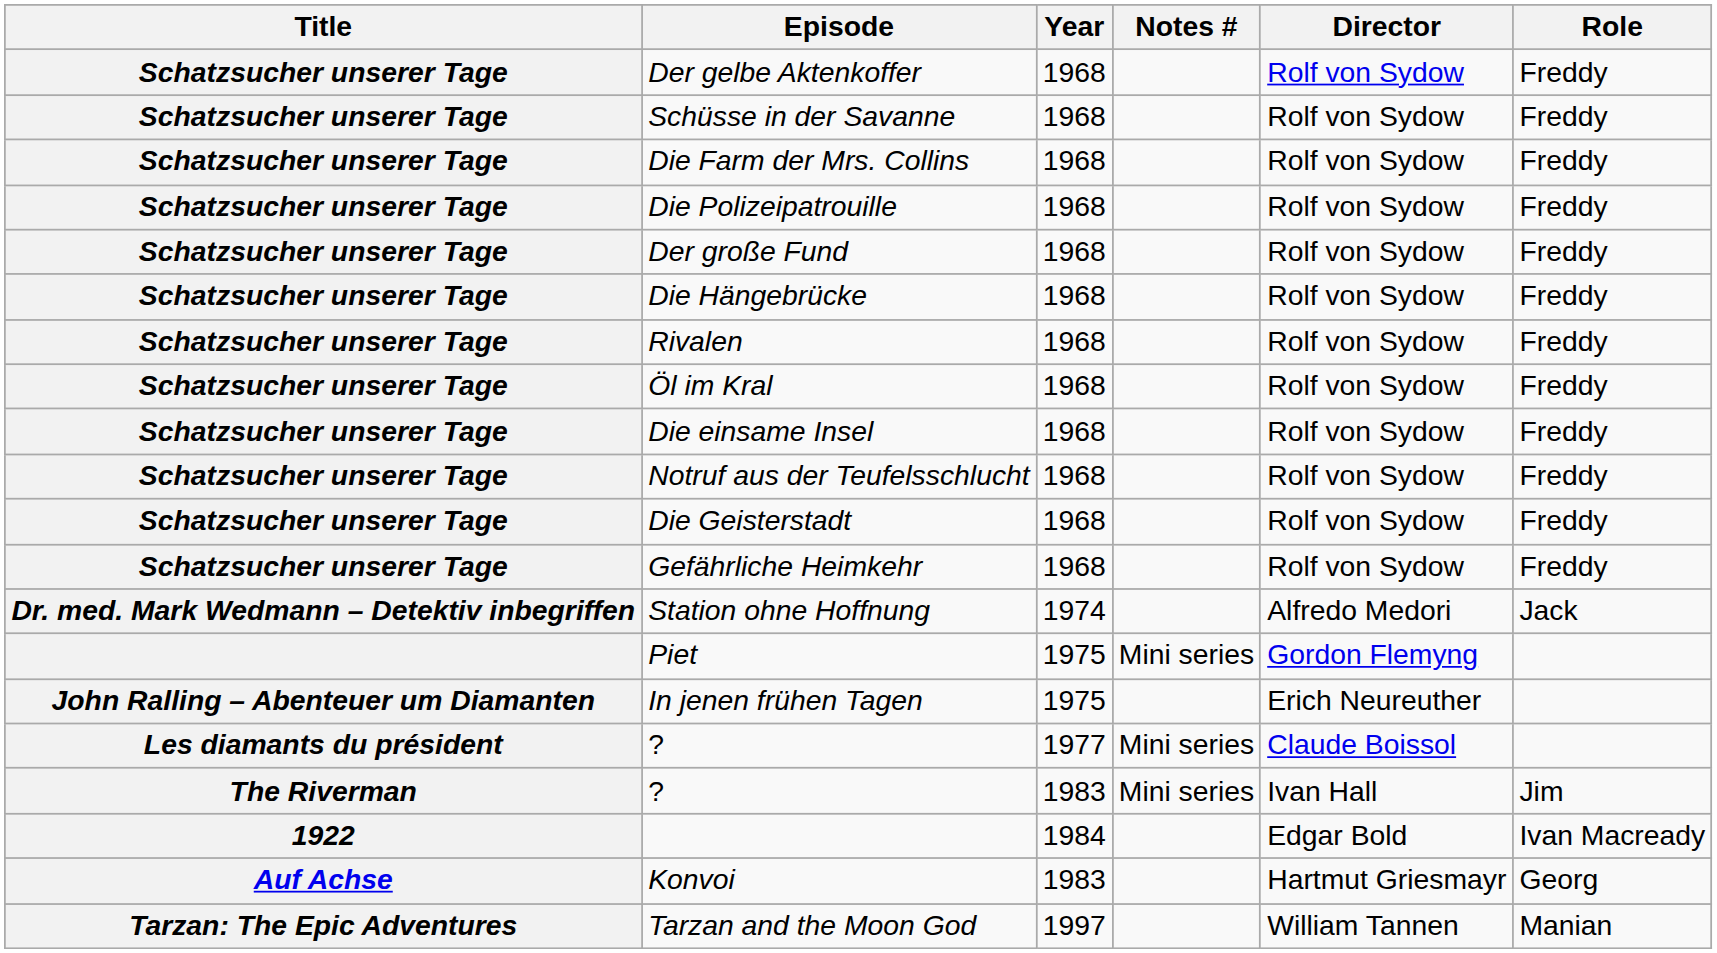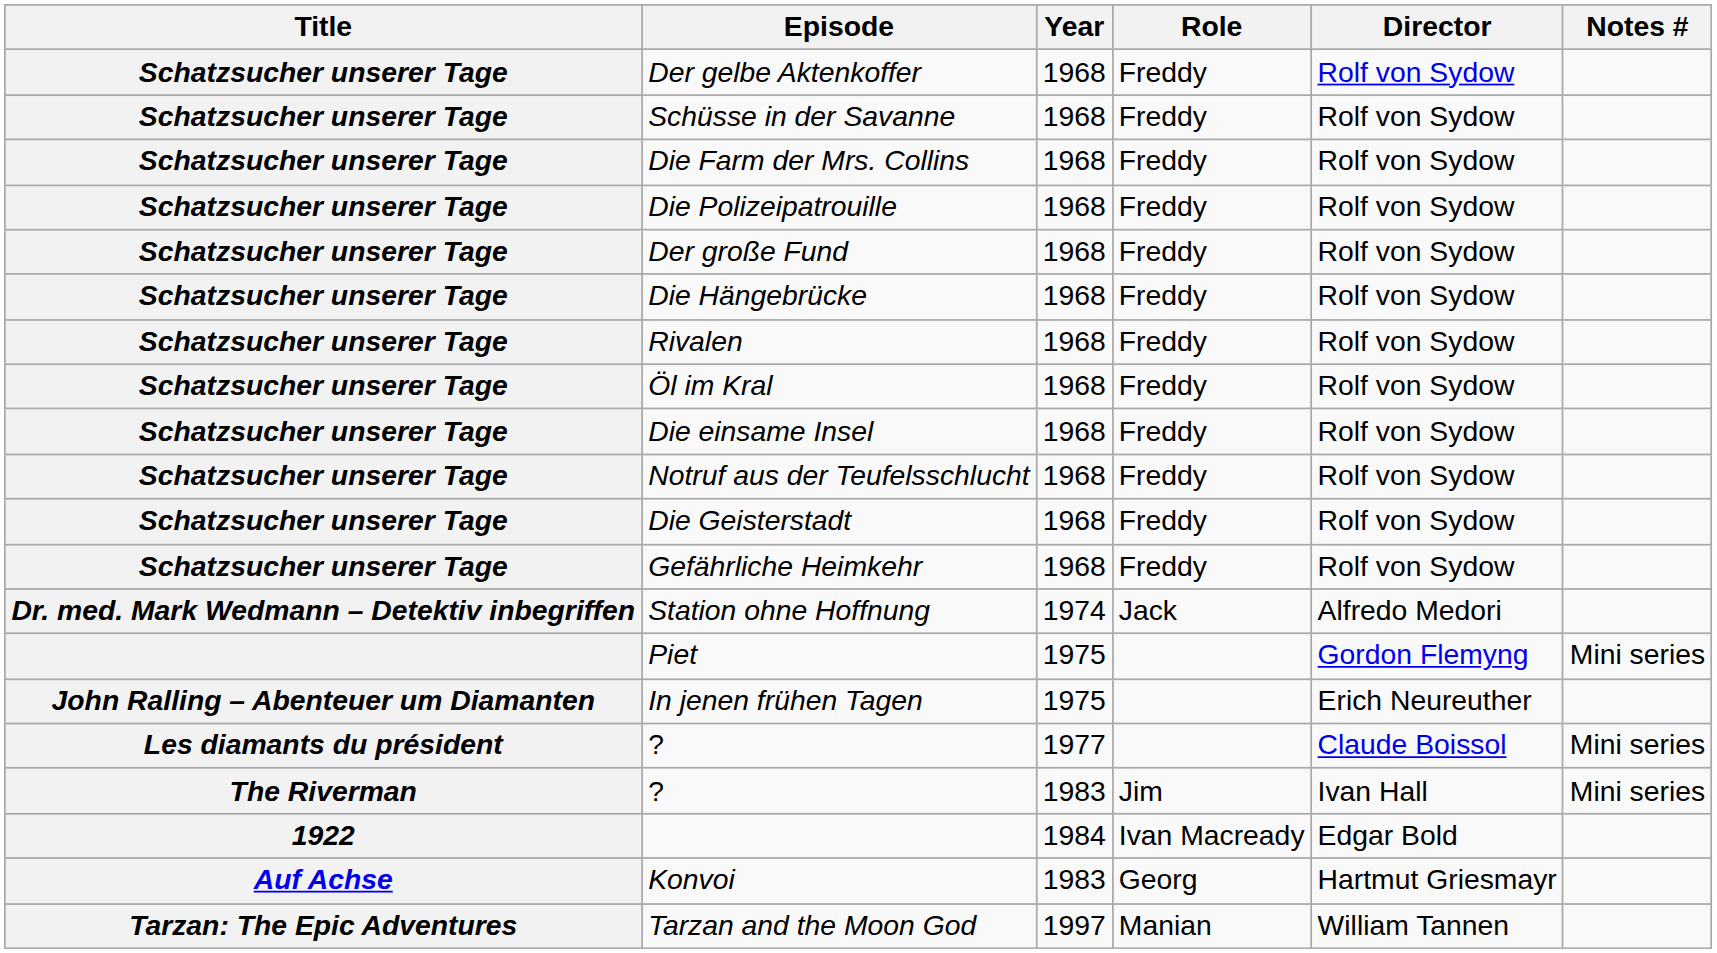columns swapped: (1612, 26) <-> (1186, 26)
